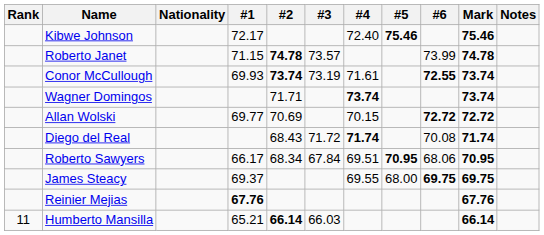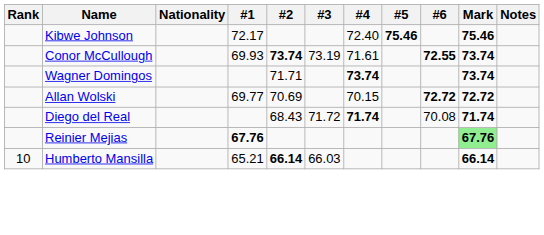- row: (86, 55)
- row: (95, 158)
- row: (86, 179)
(478, 199) no background -> (478, 138) lightgreen background
(23, 220) 11 -> (23, 158) 10
